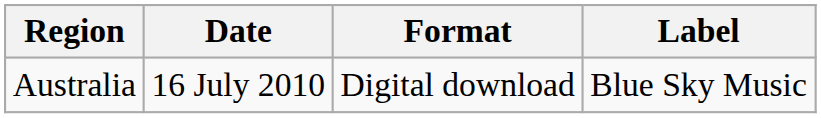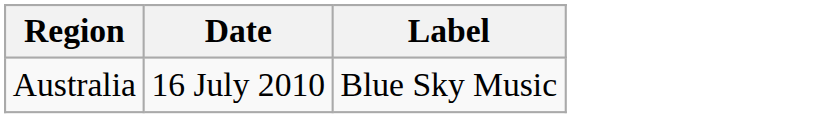- column: (458, 31)
